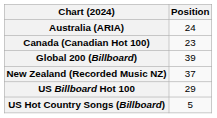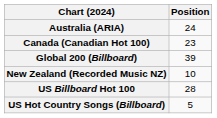(190, 74) 37 -> (190, 74) 10
(190, 89) 29 -> (190, 89) 28
